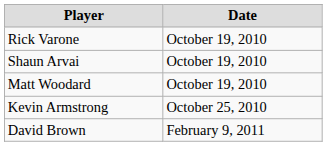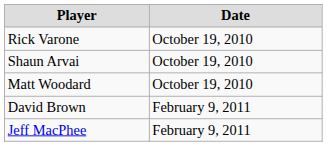- row: (58, 107)
+ row: (47, 130)
